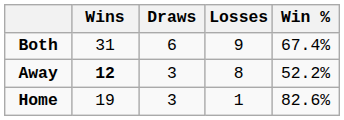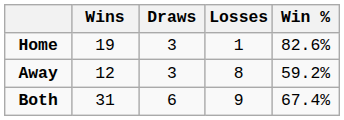rows swapped: (38, 101) <-> (38, 46)
(105, 73) bold -> (105, 73) normal
(306, 73) 52.2% -> (306, 73) 59.2%
